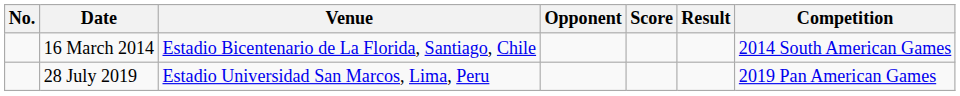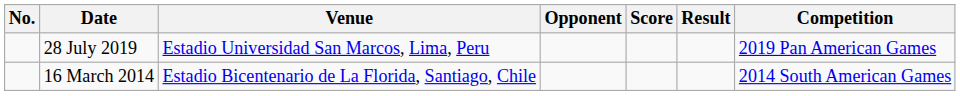rows swapped: (99, 47) <-> (90, 76)
